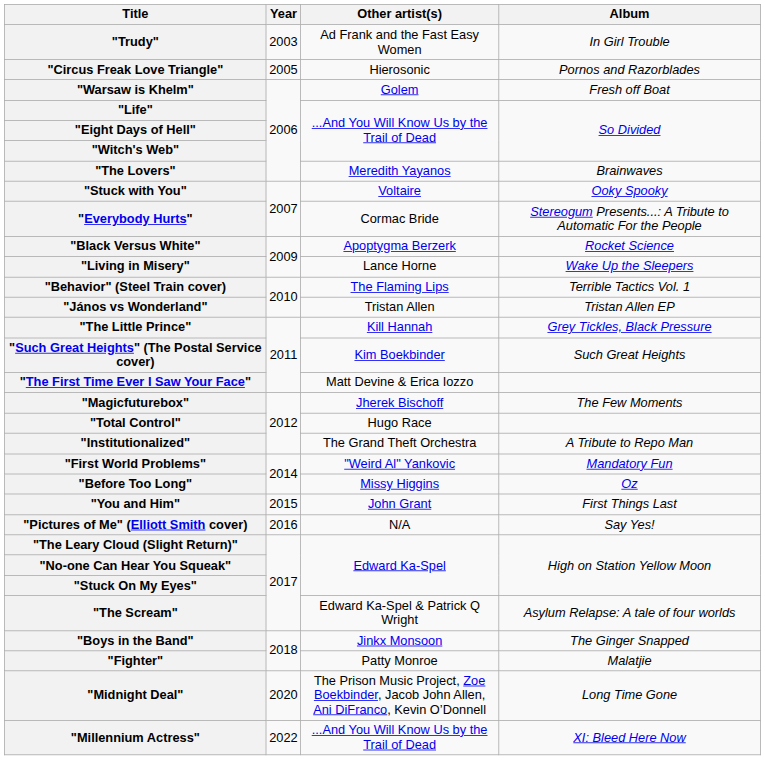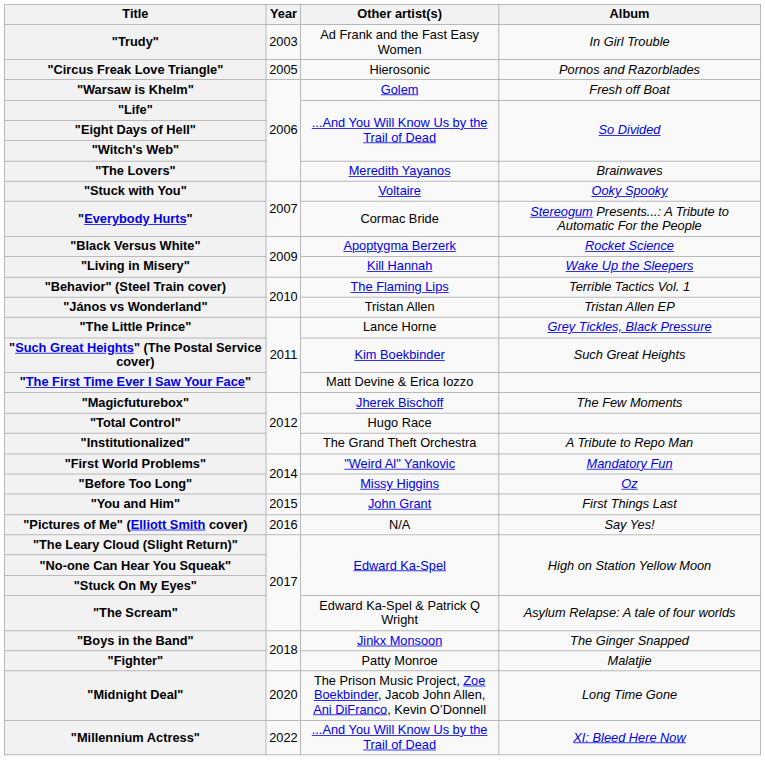(400, 266) Lance Horne -> (400, 266) Kill Hannah
(400, 327) Kill Hannah -> (400, 327) Lance Horne
